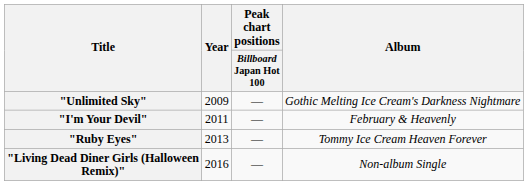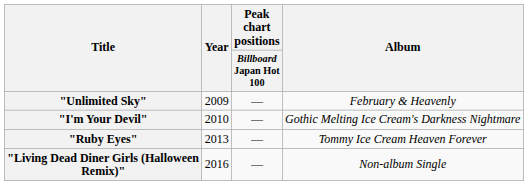(403, 100) Gothic Melting Ice Cream's Darkness Nightmare -> (403, 100) February & Heavenly
(217, 119) 2011 -> (217, 119) 2010
(403, 119) February & Heavenly -> (403, 119) Gothic Melting Ice Cream's Darkness Nightmare
